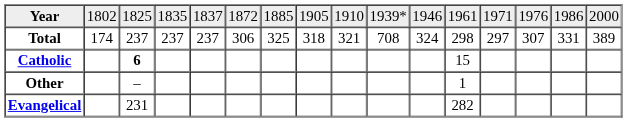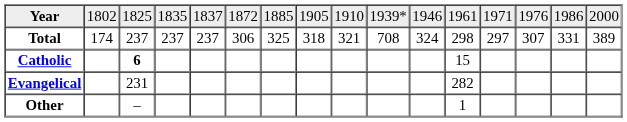rows swapped: (45, 105) <-> (44, 83)
